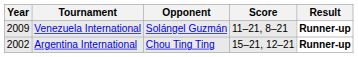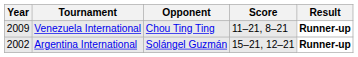(186, 29) Solángel Guzmán -> (180, 29) Chou Ting Ting
(180, 45) Chou Ting Ting -> (186, 45) Solángel Guzmán
